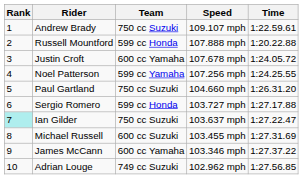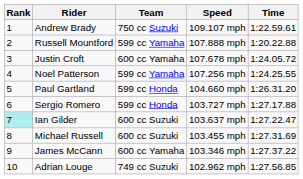(148, 43) 599 cc Honda -> (151, 43) 599 cc Yamaha
(148, 89) 750 cc Suzuki -> (148, 89) 599 cc Honda
(148, 120) 750 cc Suzuki -> (148, 120) 600 cc Suzuki
